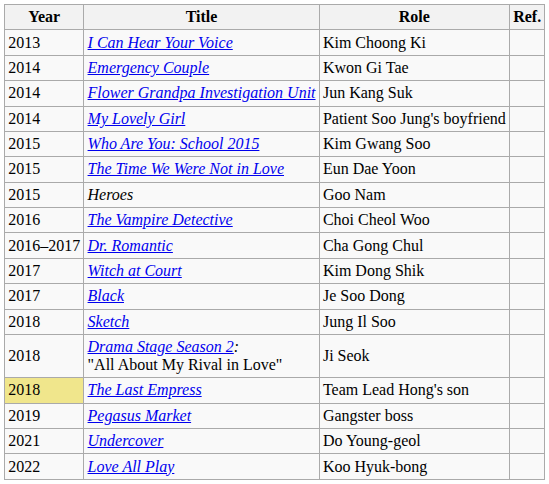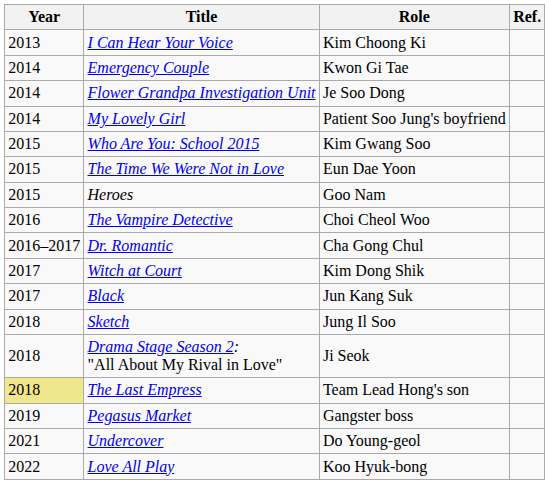(368, 93) Jun Kang Suk -> (364, 93) Je Soo Dong
(364, 296) Je Soo Dong -> (368, 296) Jun Kang Suk
